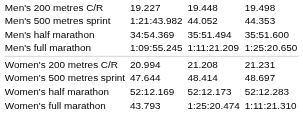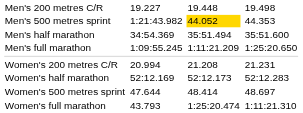(203, 21) no background -> (203, 21) gold background
rows swapped: (65, 78) <-> (57, 91)
